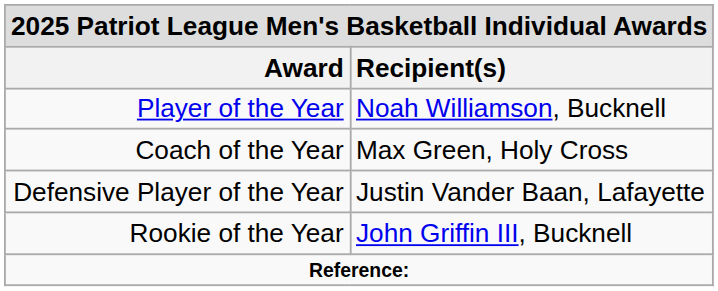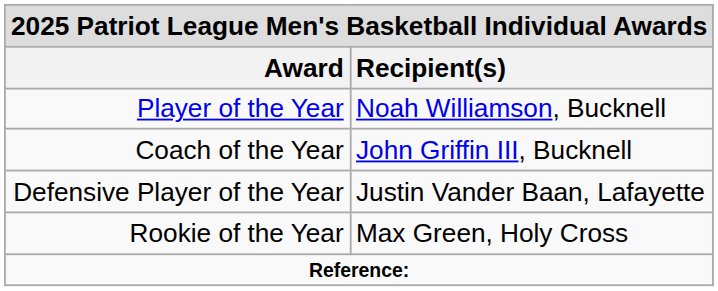(492, 150) Max Green, Holy Cross -> (494, 150) John Griffin III, Bucknell
(494, 233) John Griffin III, Bucknell -> (492, 233) Max Green, Holy Cross
